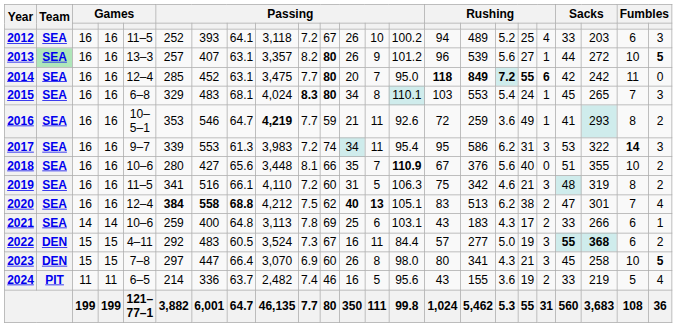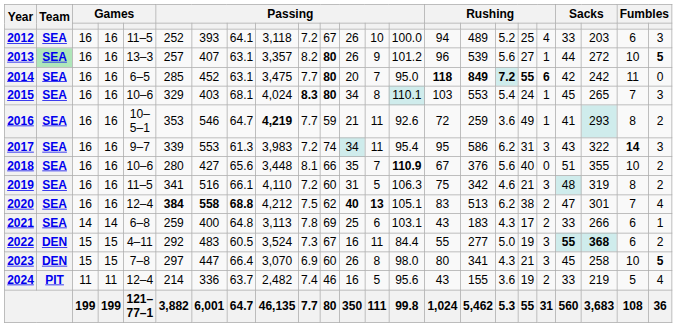(407, 38) 100.2 -> (407, 38) 100.0
(140, 76) 12–4 -> (140, 76) 6–5
(140, 95) 6–8 -> (140, 95) 10–6
(209, 95) 483 -> (209, 95) 403
(569, 147) 53 -> (569, 147) 43
(140, 223) 10–6 -> (140, 223) 6–8
(442, 242) 57 -> (442, 242) 55
(140, 280) 6–5 -> (140, 280) 12–4
